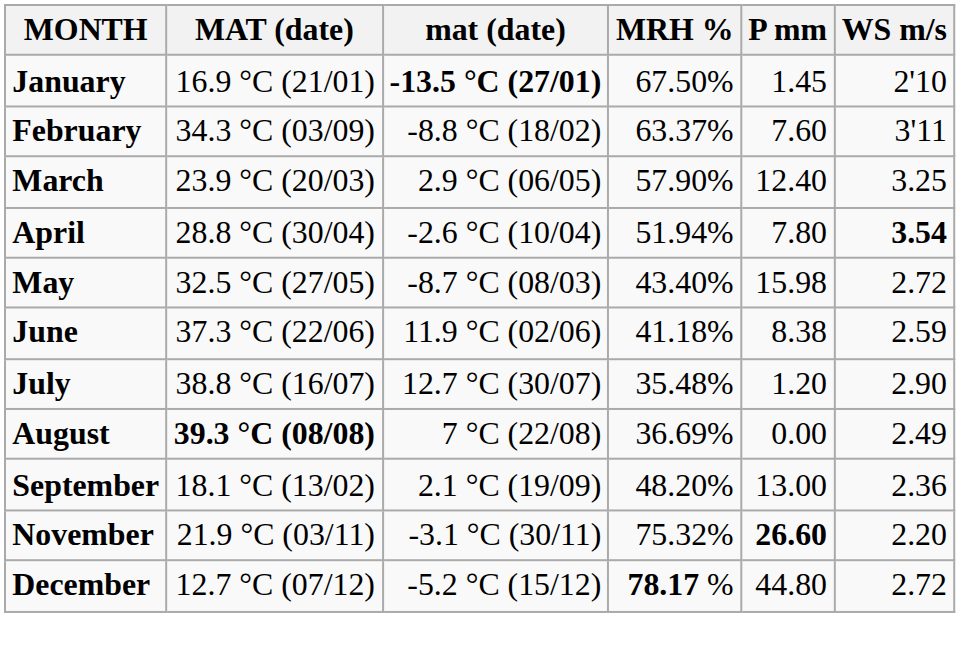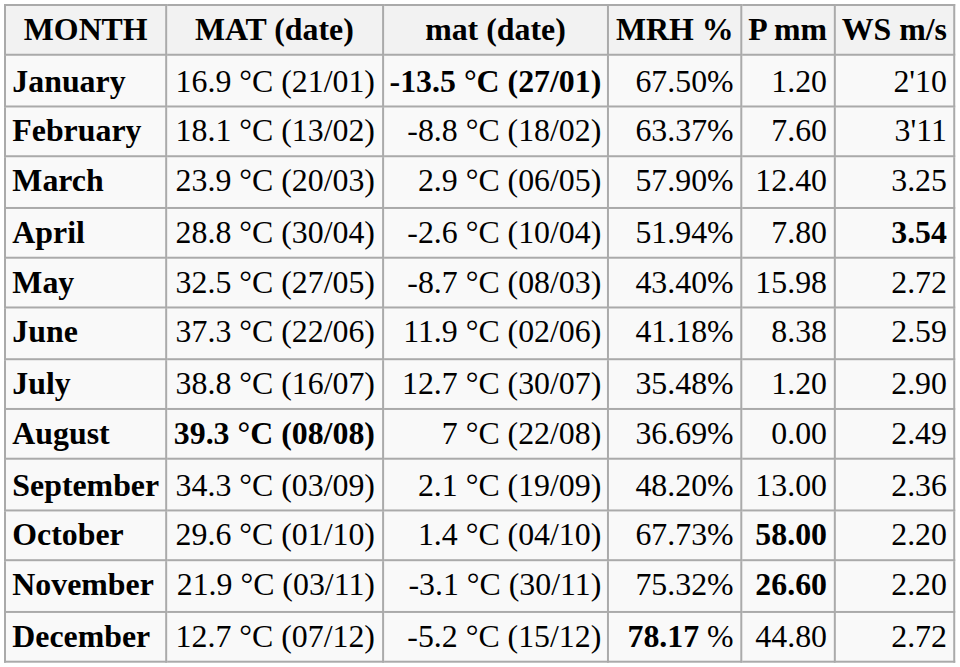(799, 80) 1.45 -> (799, 80) 1.20
(275, 130) 34.3 °C (03/09) -> (275, 130) 18.1 °C (13/02)
(275, 484) 18.1 °C (13/02) -> (275, 484) 34.3 °C (03/09)
+ row: (68, 534)
